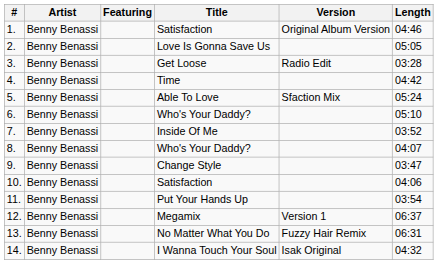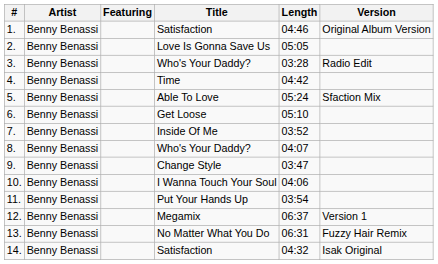columns swapped: (336, 13) <-> (413, 13)
(182, 64) Get Loose -> (204, 64) Who's Your Daddy?
(204, 115) Who's Your Daddy? -> (182, 115) Get Loose
(185, 183) Satisfaction -> (217, 183) I Wanna Touch Your Soul
(217, 251) I Wanna Touch Your Soul -> (185, 251) Satisfaction
